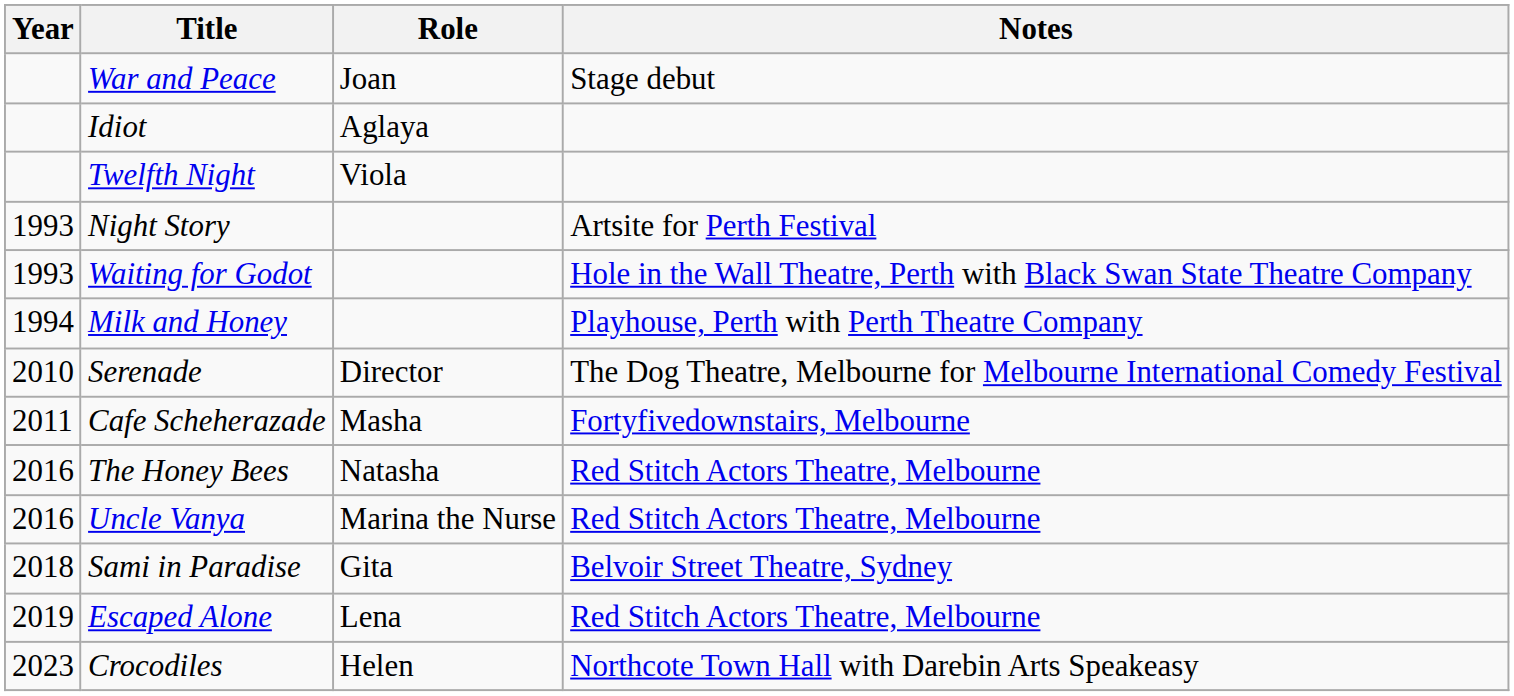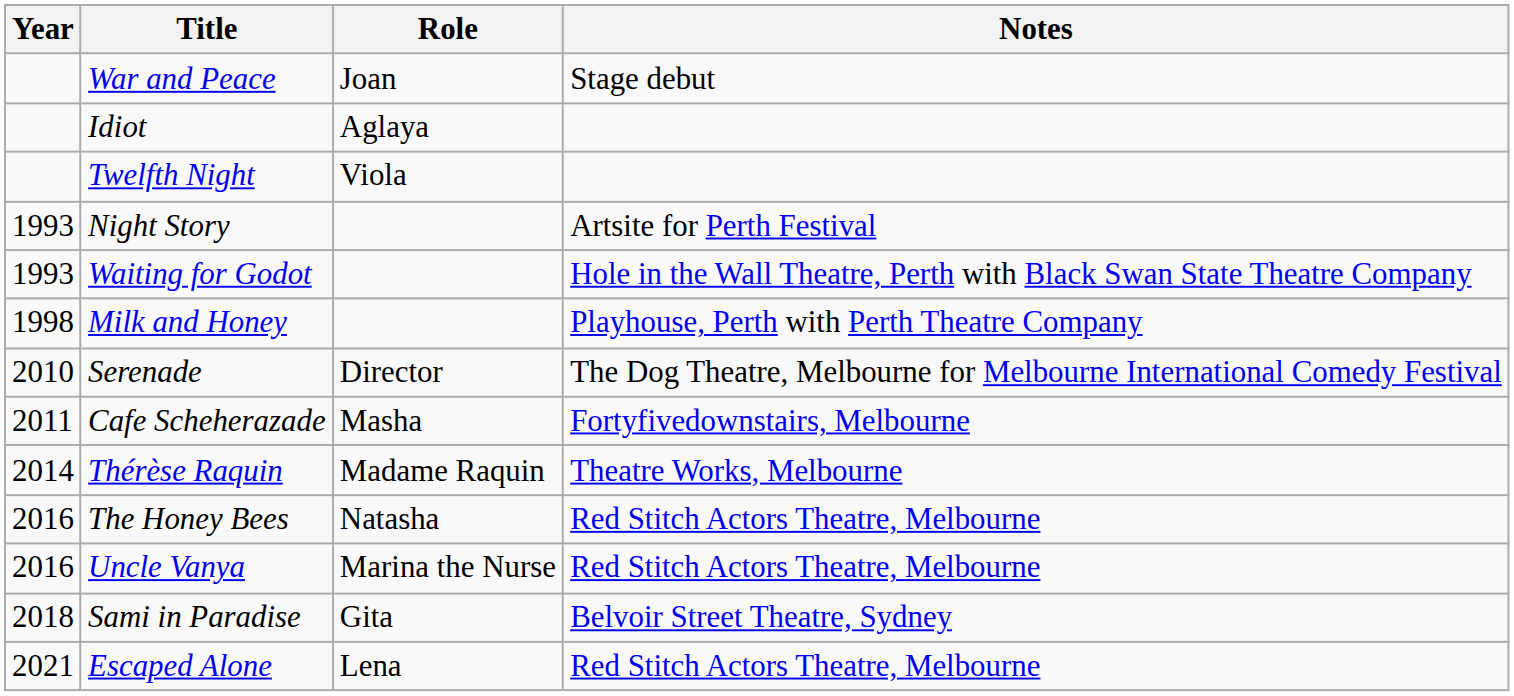(43, 322) 1994 -> (43, 322) 1998
+ row: (185, 469)
(43, 616) 2019 -> (43, 665) 2021
- row: (155, 665)
